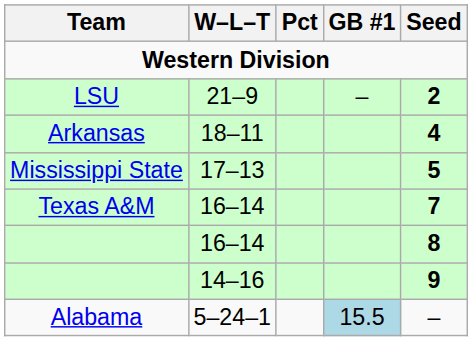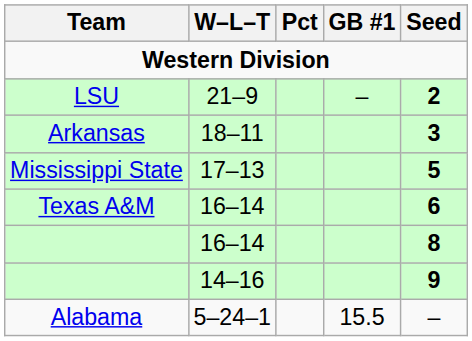(434, 133) 4 -> (434, 133) 3
(434, 207) 7 -> (434, 207) 6
(362, 317) lightblue background -> (362, 317) no background
